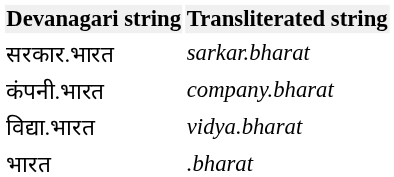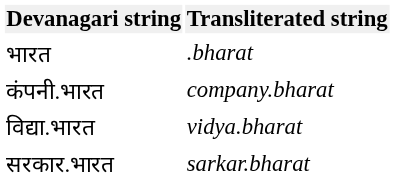rows swapped: (28, 165) <-> (60, 54)
